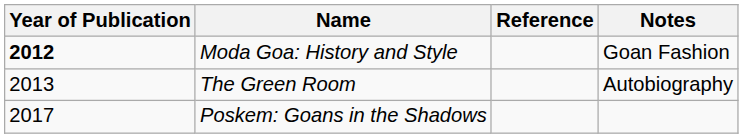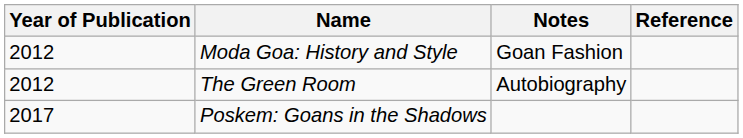columns swapped: (668, 20) <-> (545, 20)
(32, 52) bold -> (32, 52) normal
(32, 84) 2013 -> (32, 84) 2012
